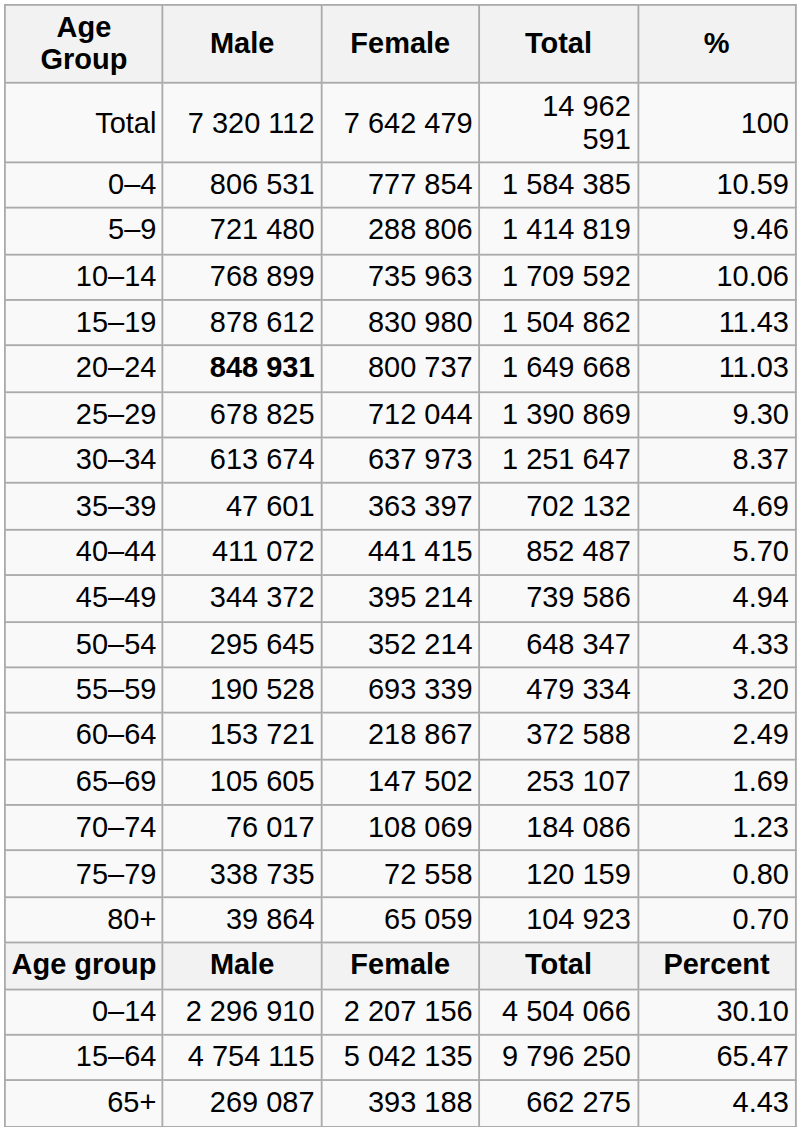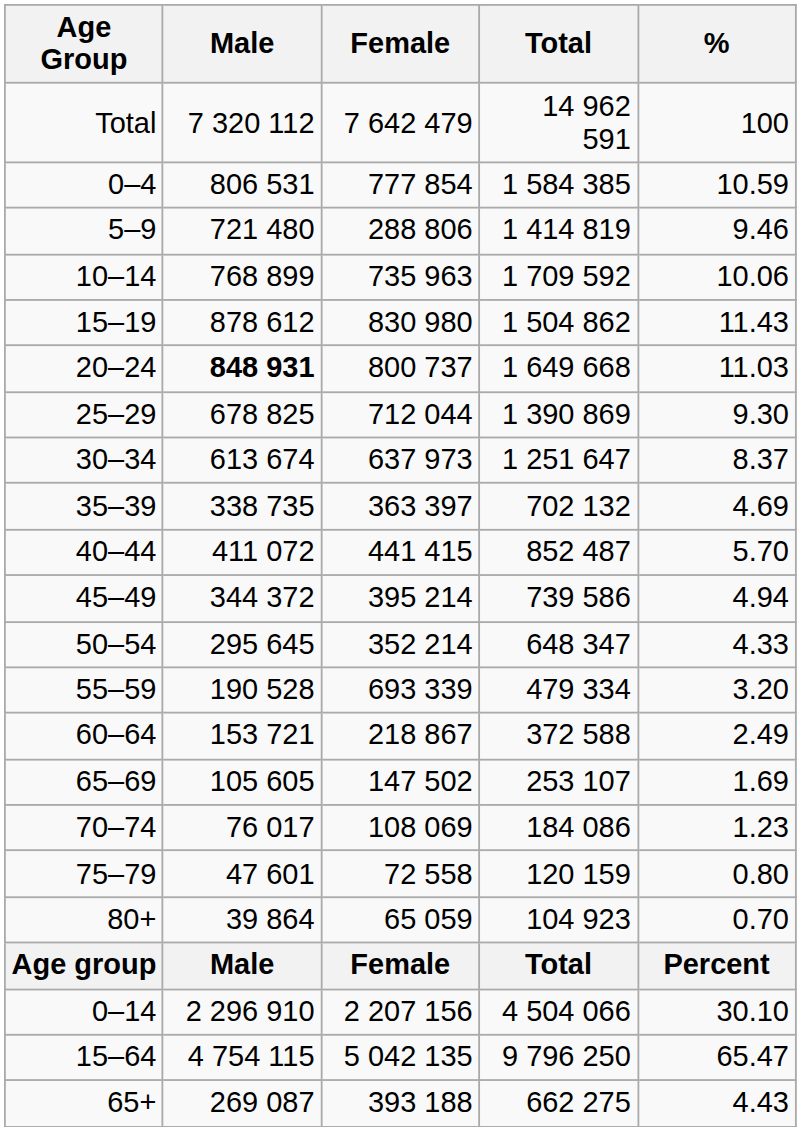(270, 505) 47 601 -> (262, 505) 338 735
(262, 873) 338 735 -> (270, 873) 47 601
